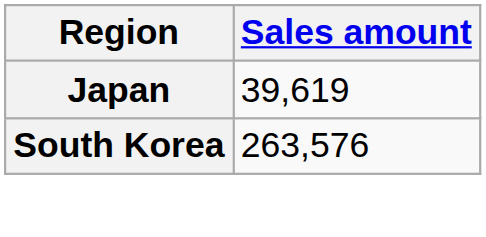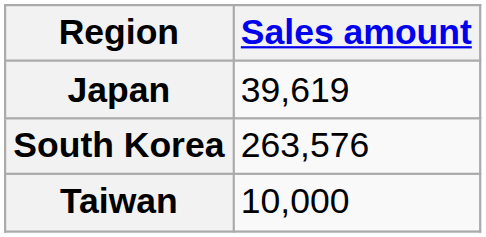+ row: (119, 201)
